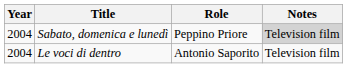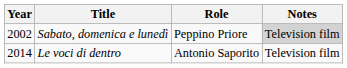(20, 33) 2004 -> (20, 33) 2002
(20, 53) 2004 -> (20, 53) 2014
